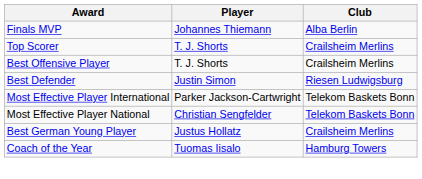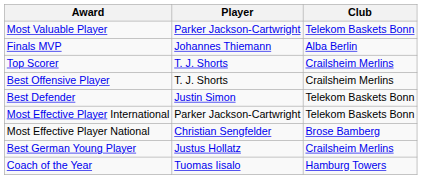+ row: (57, 30)
(354, 81) Riesen Ludwigsburg -> (360, 98) Telekom Baskets Bonn
(360, 115) Telekom Baskets Bonn -> (343, 132) Brose Bamberg
